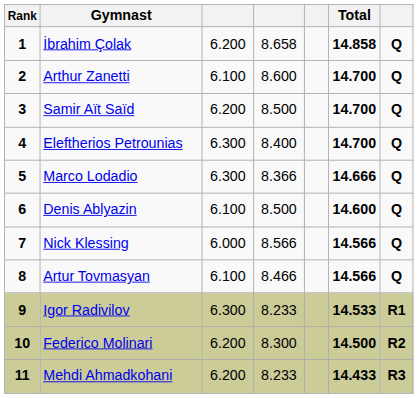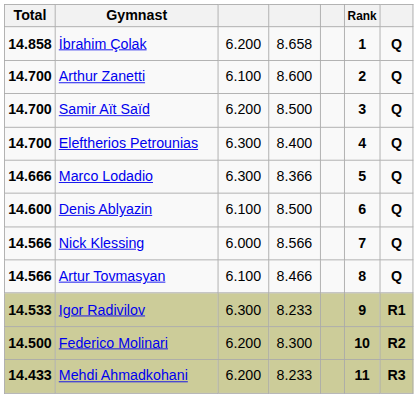columns swapped: (22, 16) <-> (354, 15)
